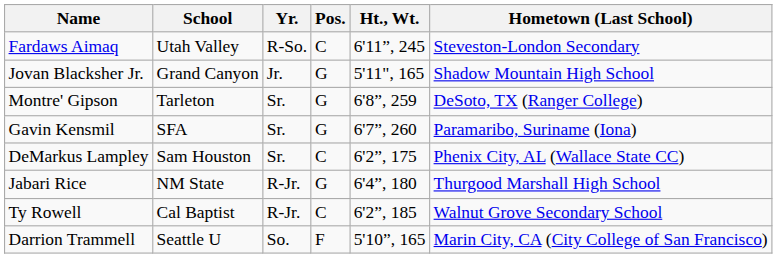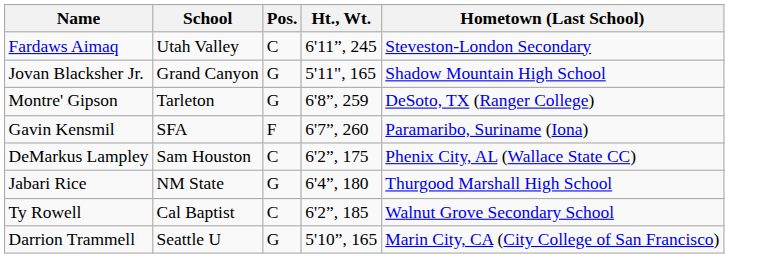- column: (287, 18)
(321, 128) G -> (272, 128) F
(320, 239) F -> (273, 239) G
